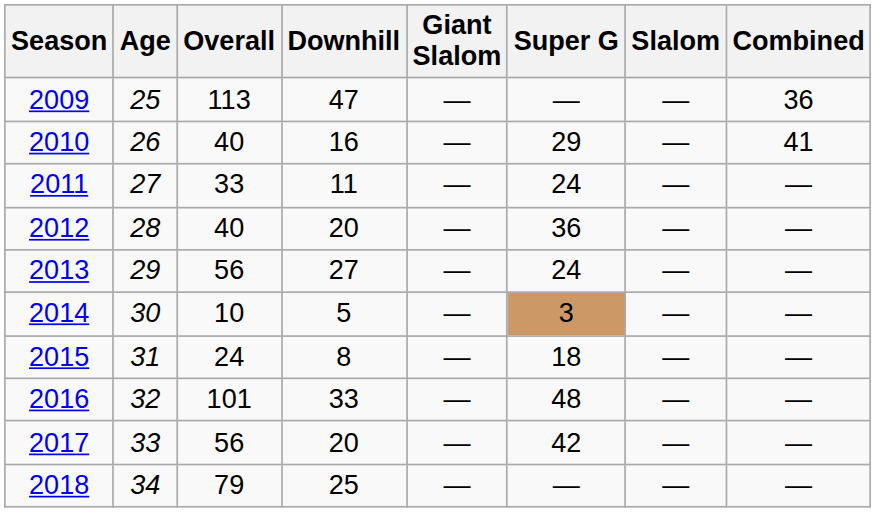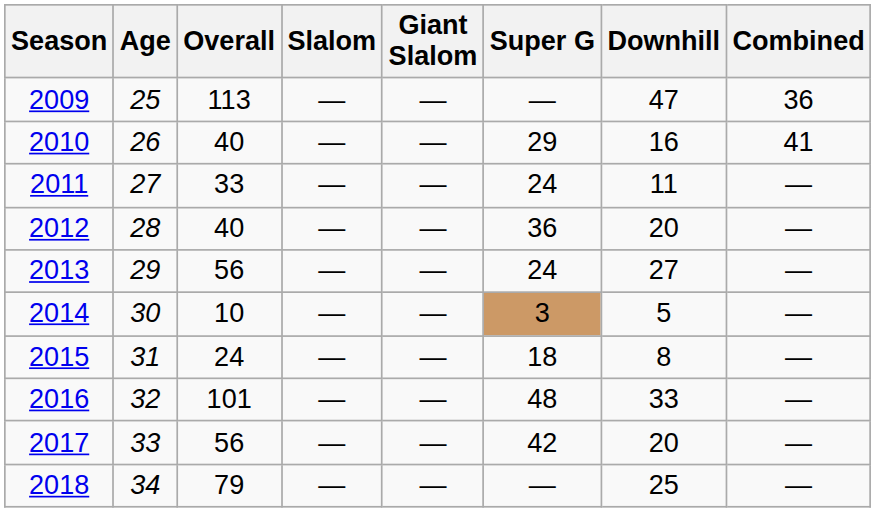columns swapped: (676, 41) <-> (344, 41)
